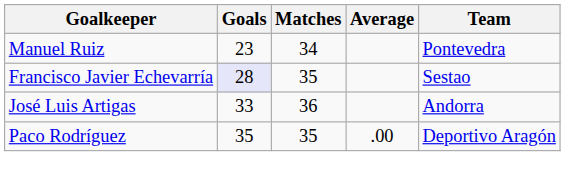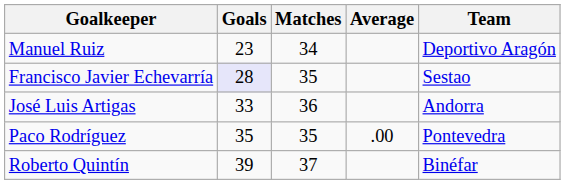(464, 48) Pontevedra -> (489, 48) Deportivo Aragón
(489, 135) Deportivo Aragón -> (464, 135) Pontevedra
+ row: (69, 164)
